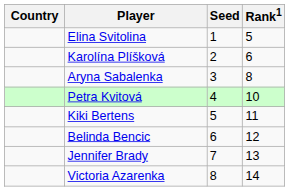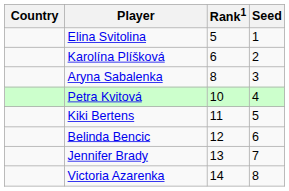columns swapped: (264, 16) <-> (225, 16)
